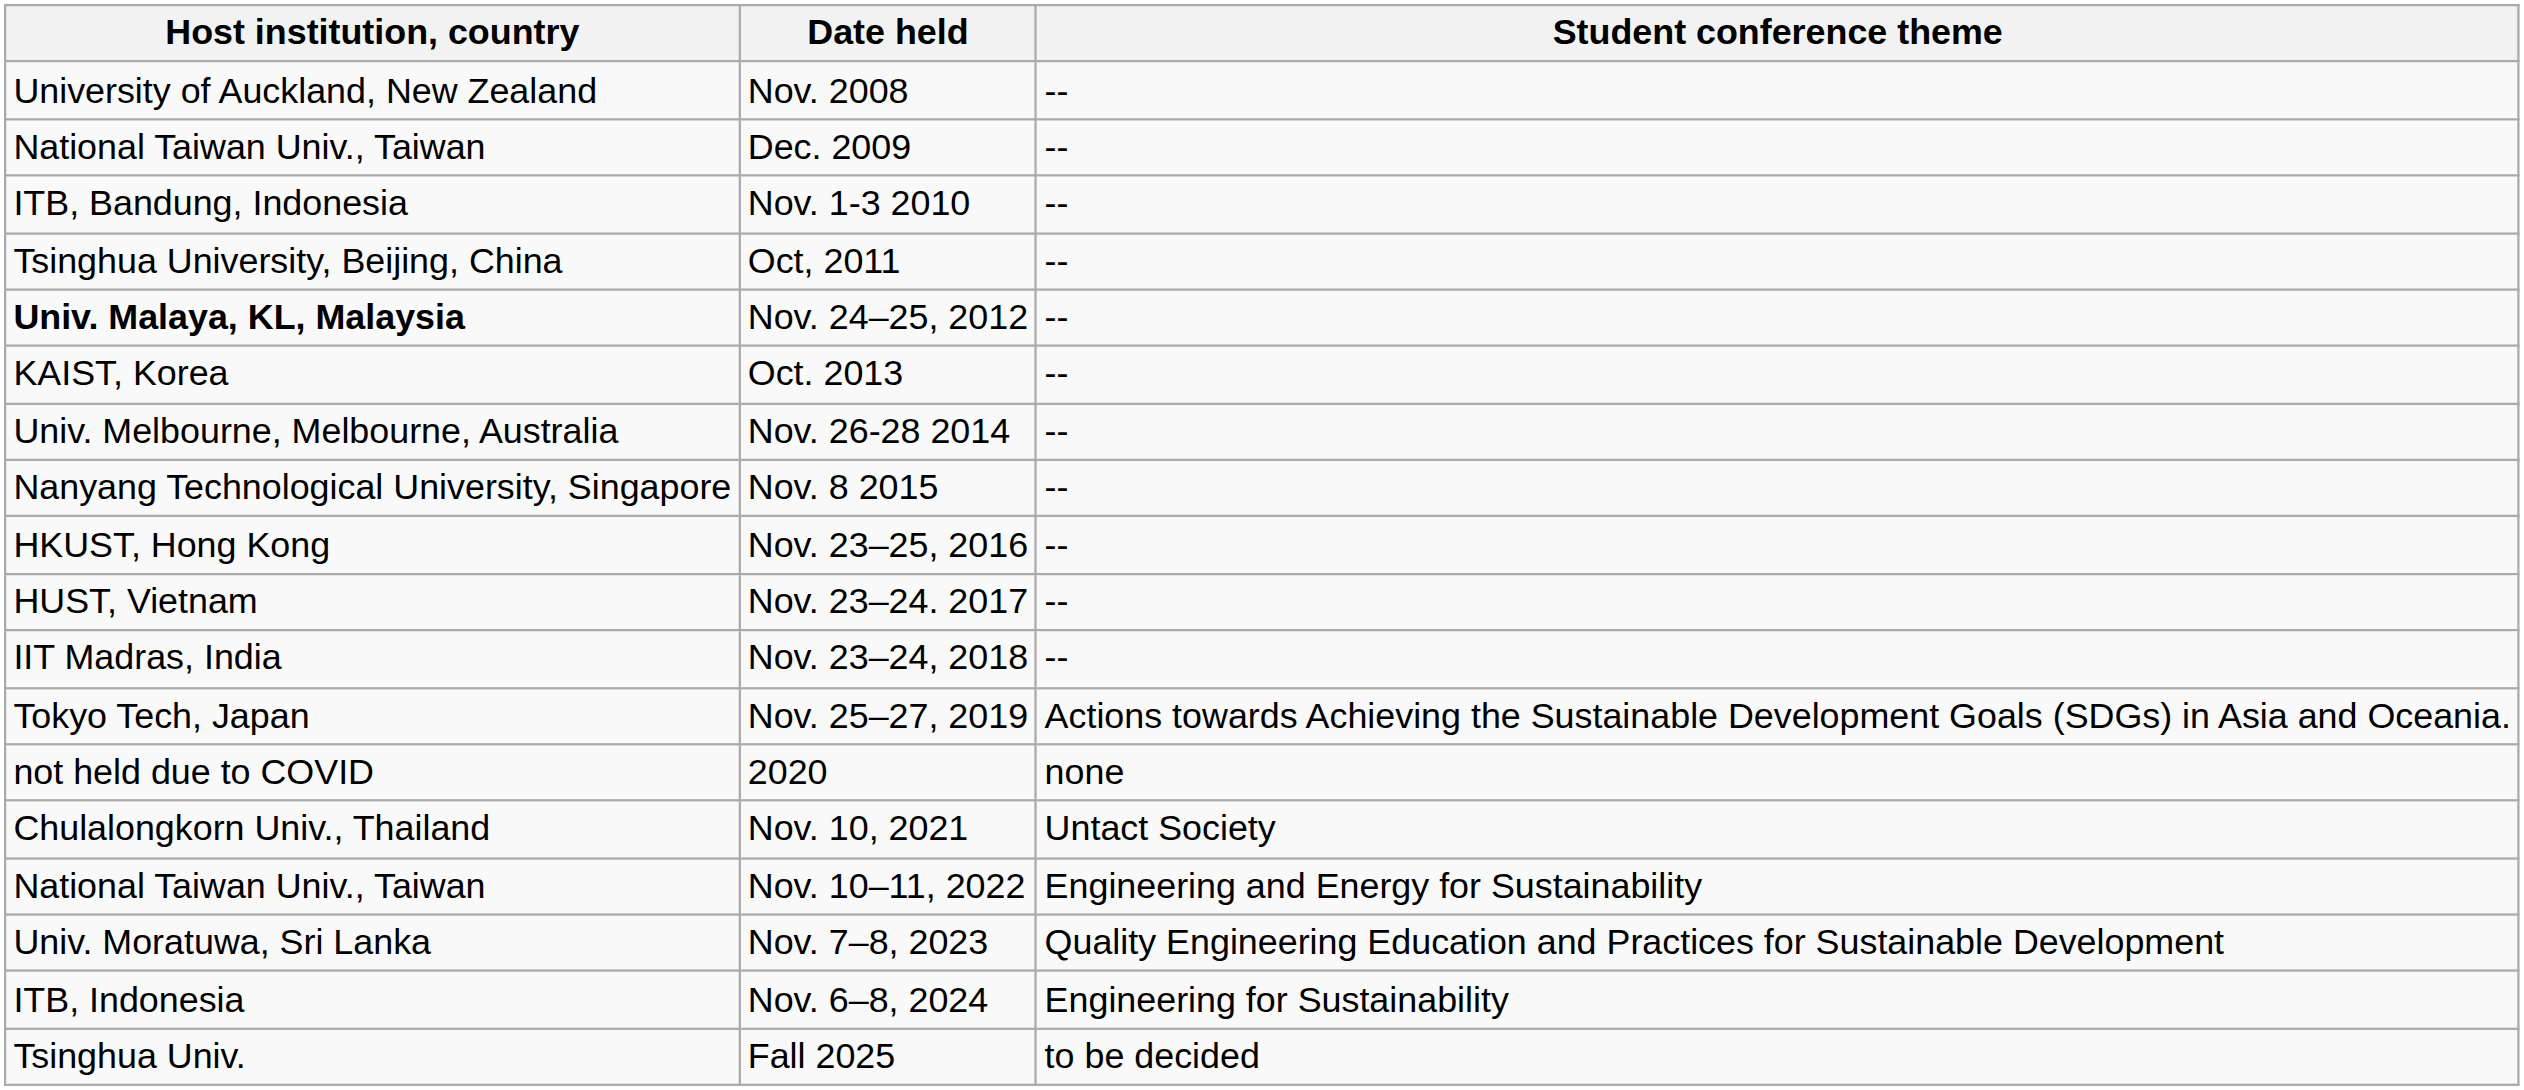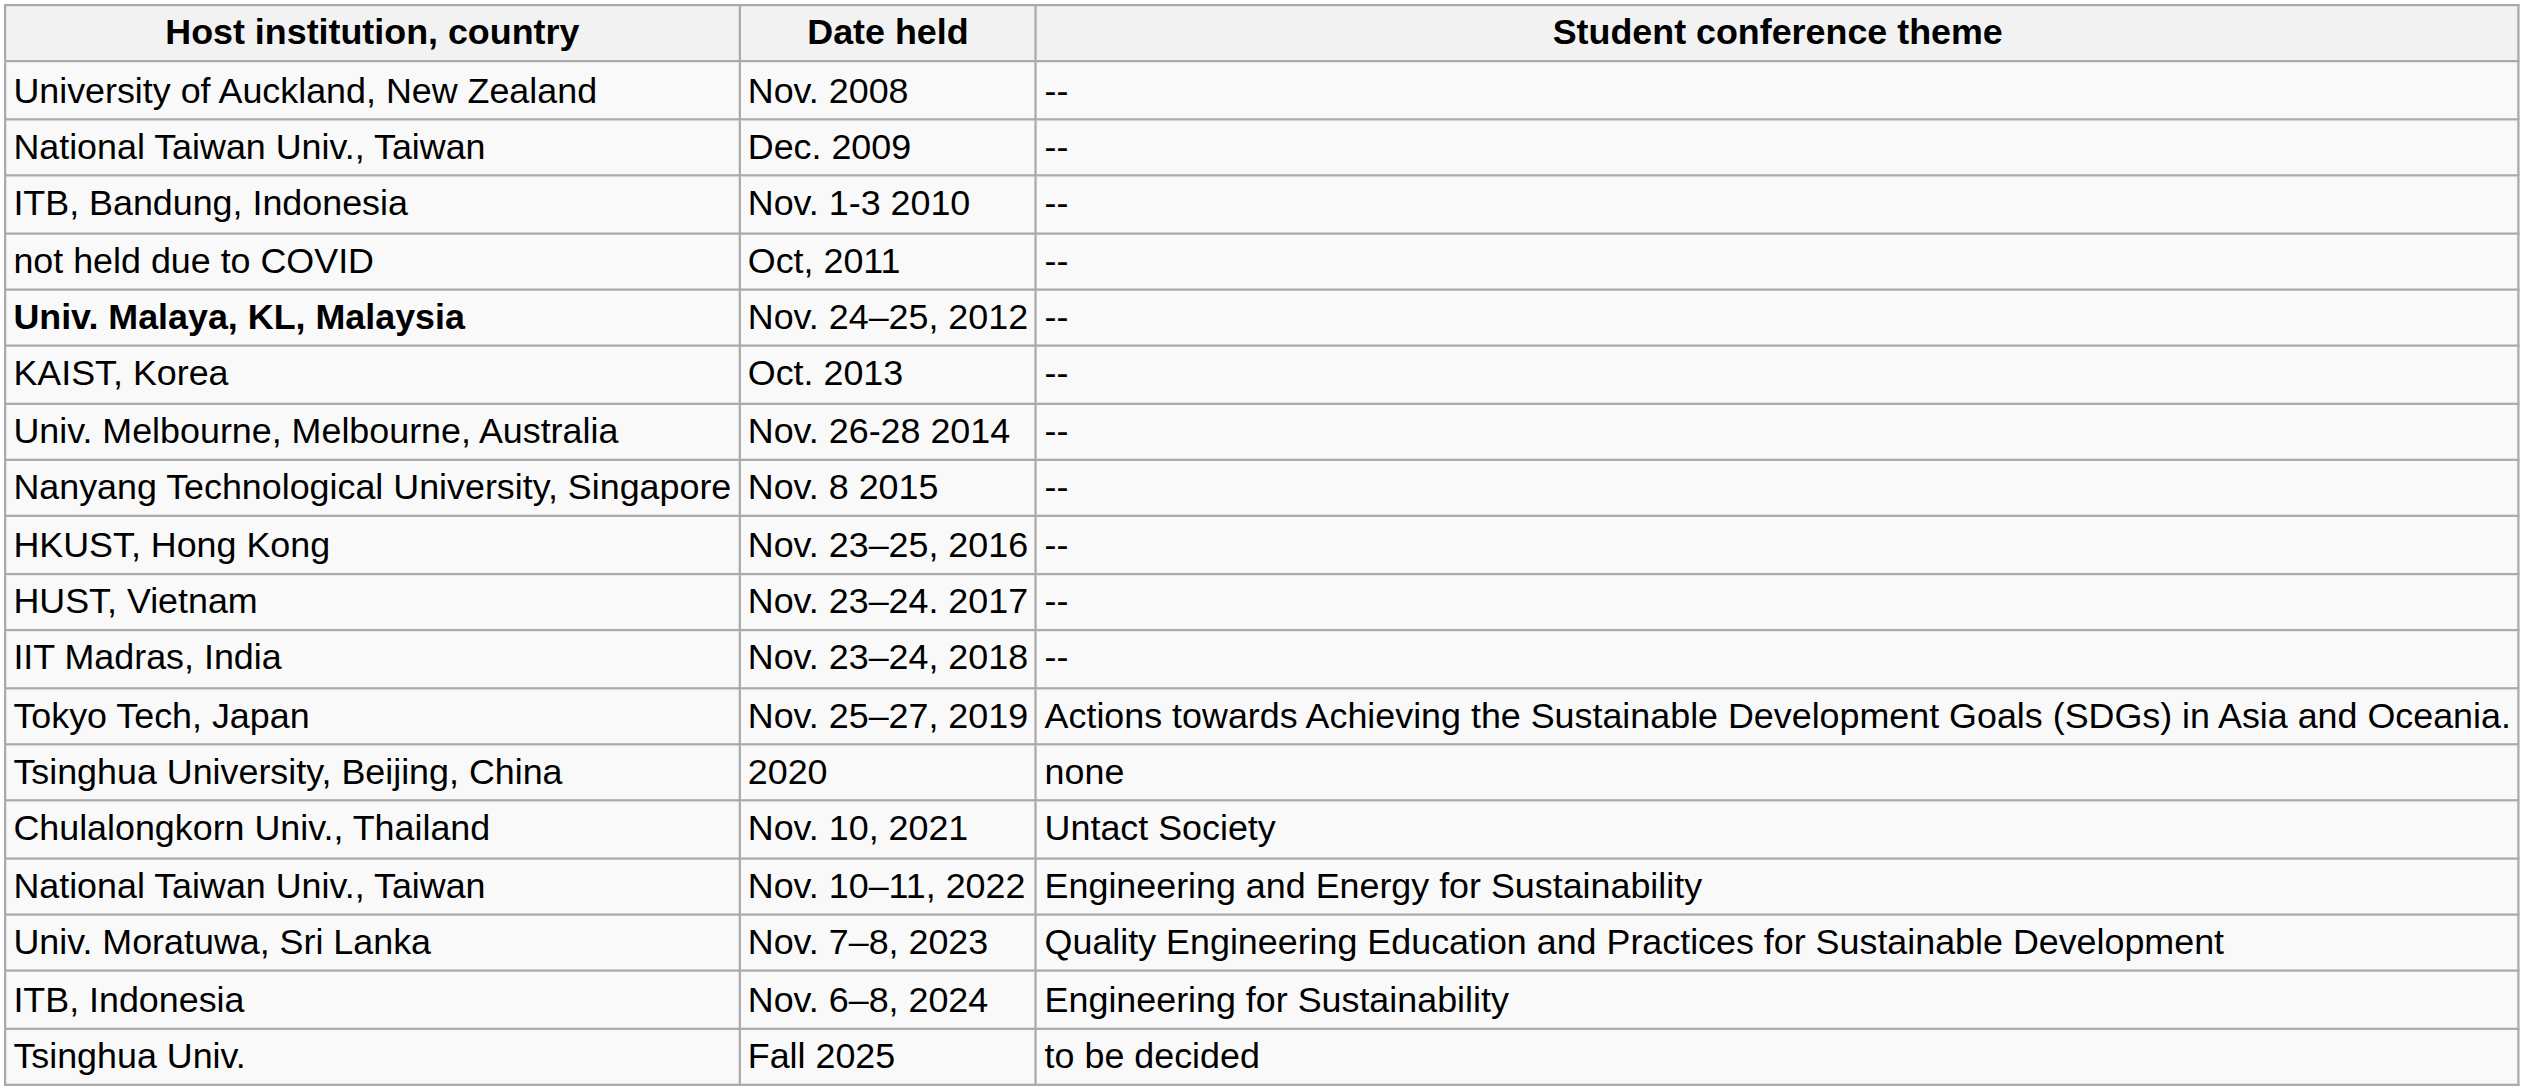(288, 260) Tsinghua University, Beijing, China -> (194, 260) not held due to COVID
(194, 771) not held due to COVID -> (288, 771) Tsinghua University, Beijing, China
